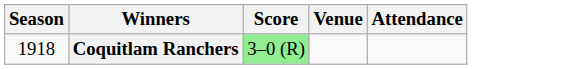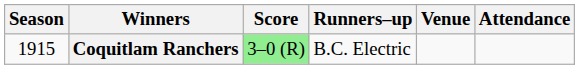+ column: (363, 19)
(36, 49) 1918 -> (36, 49) 1915
